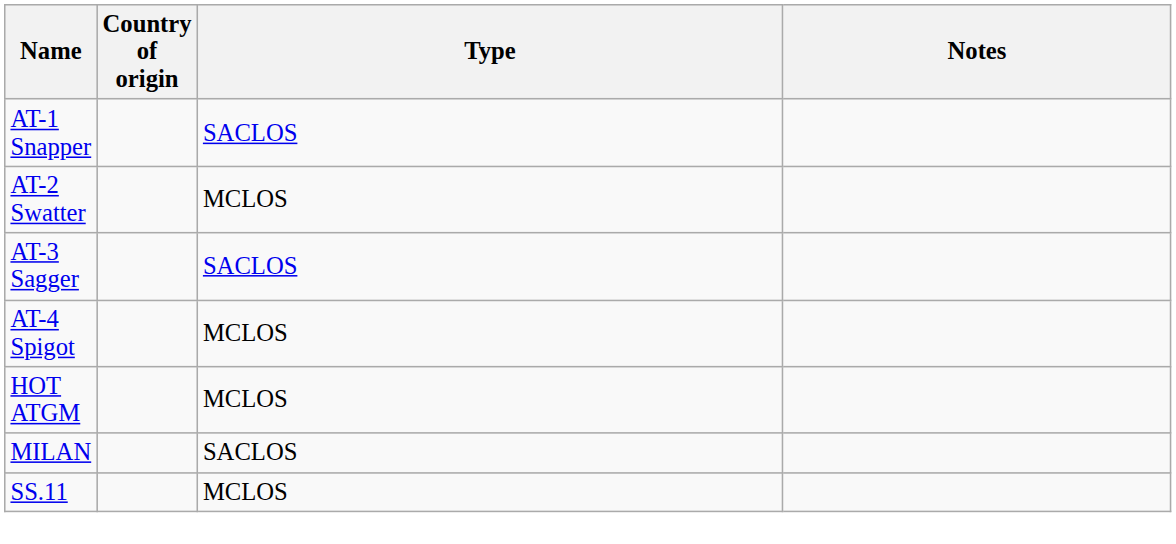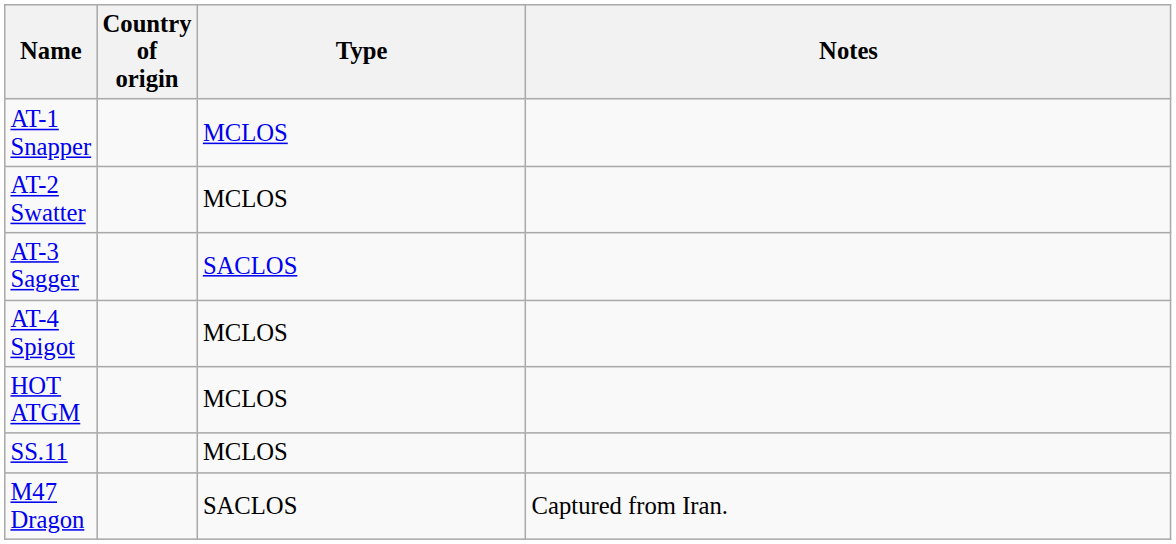(250, 132) SACLOS -> (245, 132) MCLOS
- row: (51, 452)
+ row: (47, 505)
